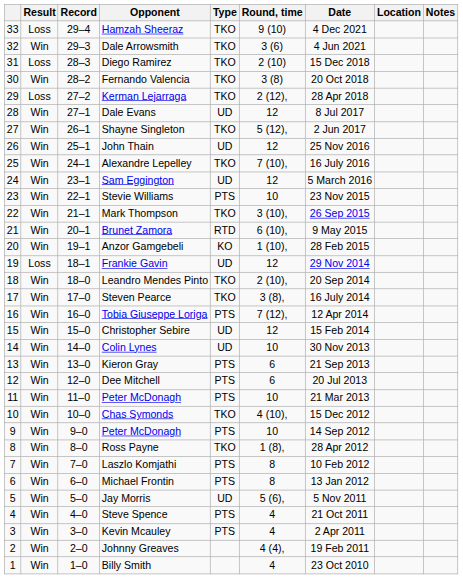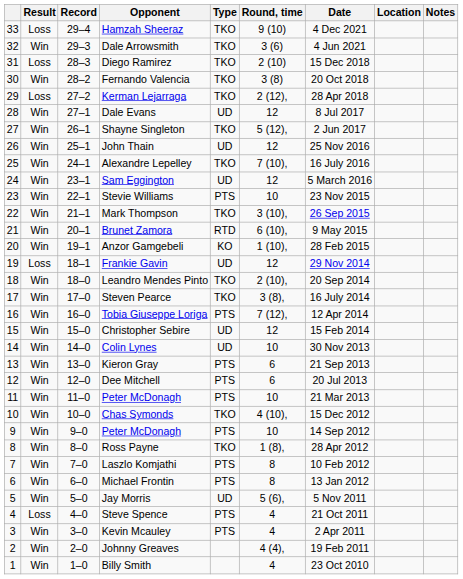(40, 515) Win -> (40, 515) Loss
